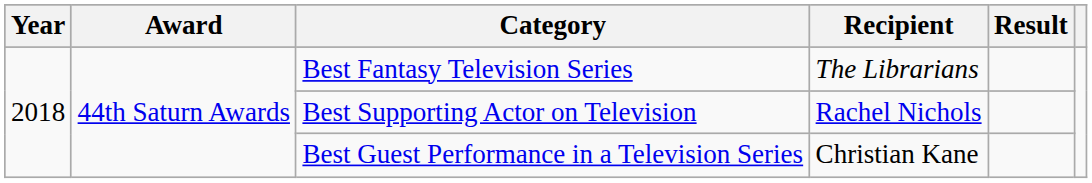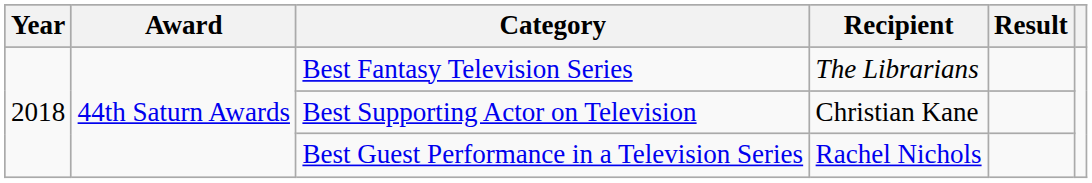(899, 111) Rachel Nichols -> (897, 111) Christian Kane
(897, 154) Christian Kane -> (899, 154) Rachel Nichols
